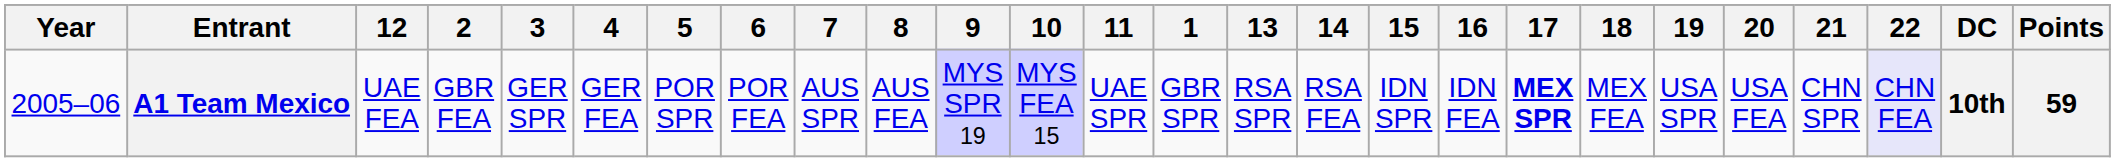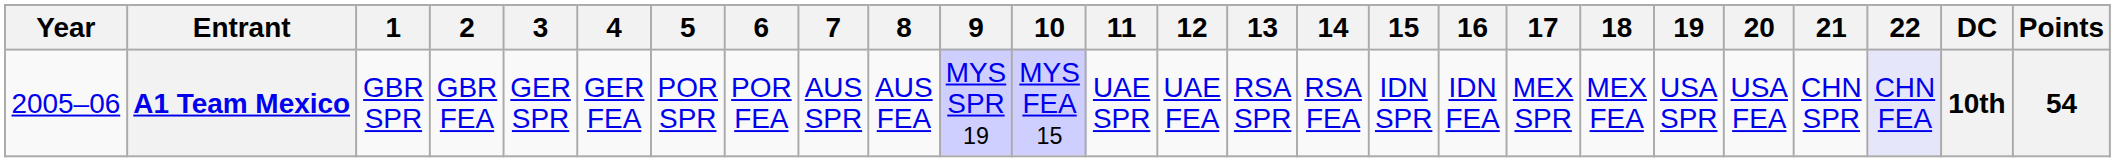columns swapped: (1191, 27) <-> (392, 27)
(1543, 103) bold -> (1543, 103) normal
(2061, 103) 59 -> (2061, 103) 54
